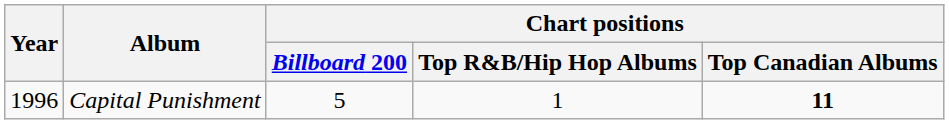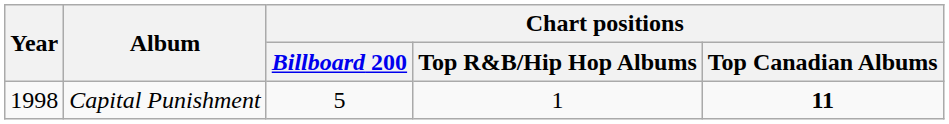(34, 99) 1996 -> (34, 99) 1998
